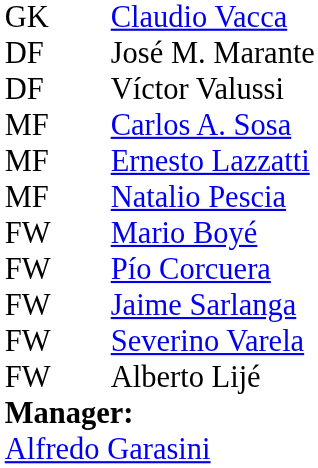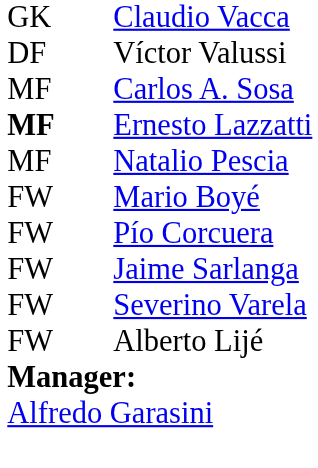- row: (213, 52)
(27, 160) normal -> (31, 124) bold
